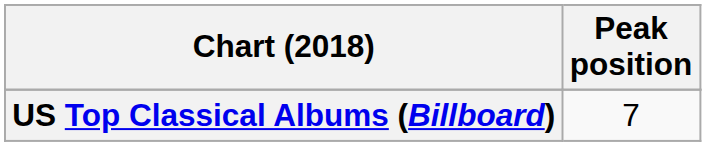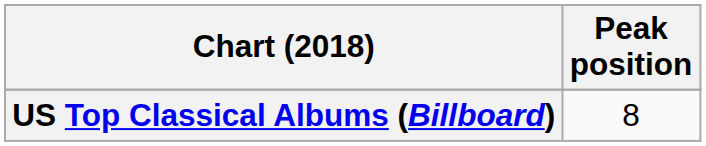(631, 114) 7 -> (631, 114) 8
